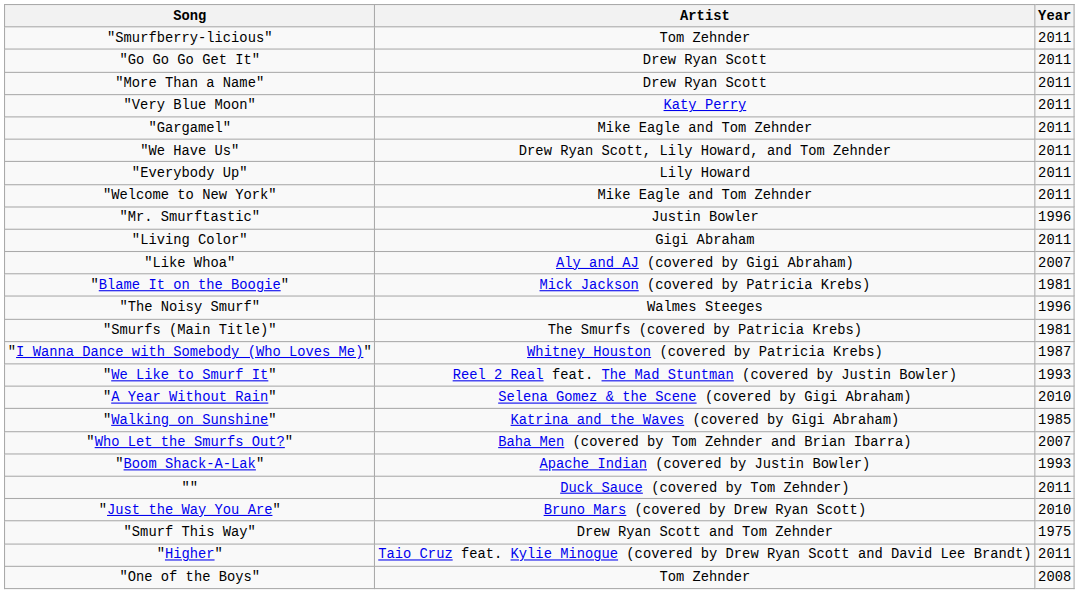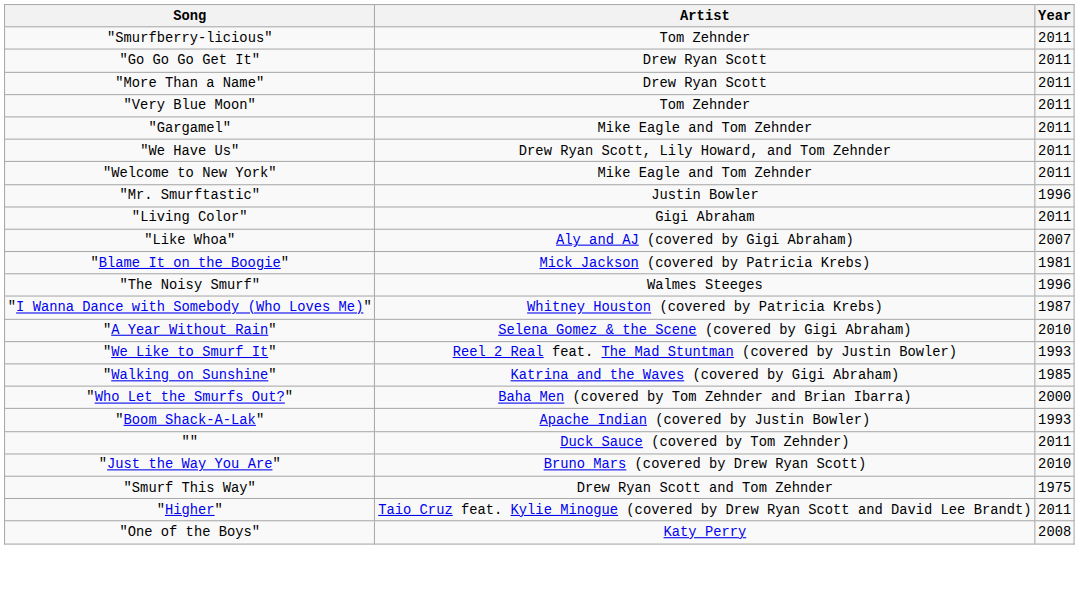(705, 106) Katy Perry -> (705, 106) Tom Zehnder
- row: (190, 173)
- row: (190, 330)
rows swapped: (190, 375) <-> (190, 398)
(1055, 442) 2007 -> (1055, 398) 2000
(705, 577) Tom Zehnder -> (705, 532) Katy Perry
